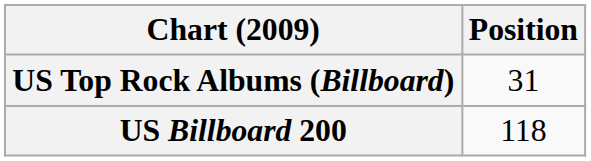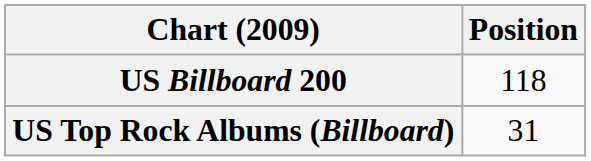rows swapped: (233, 130) <-> (233, 79)
